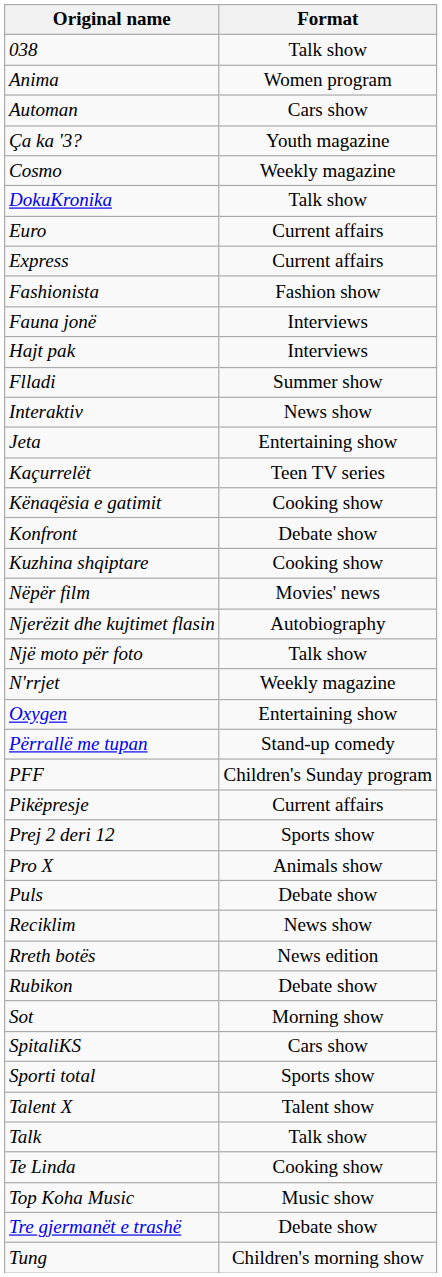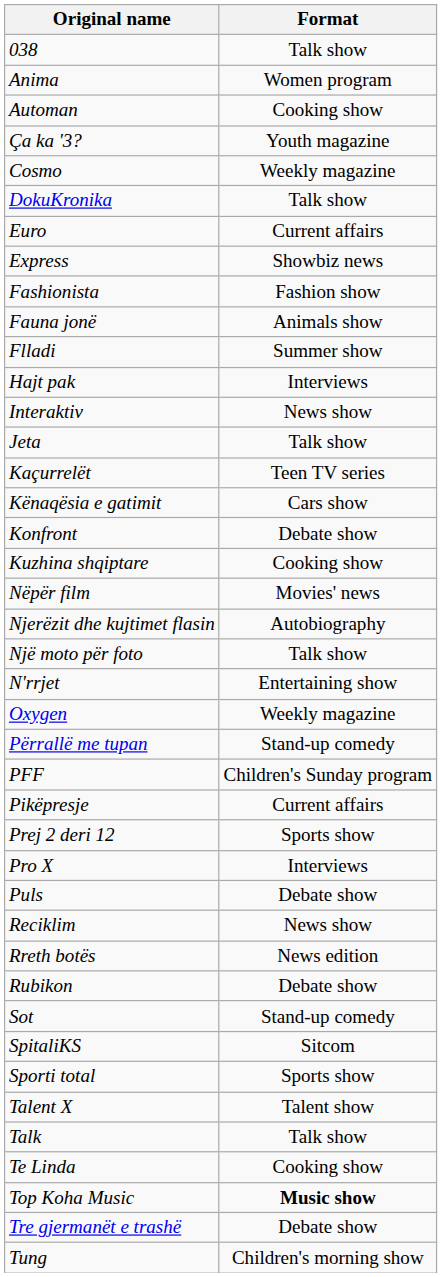(328, 110) Cars show -> (328, 110) Cooking show
(328, 261) Current affairs -> (328, 261) Showbiz news
(328, 321) Interviews -> (328, 321) Animals show
rows swapped: (32, 381) <-> (42, 351)
(328, 442) Entertaining show -> (328, 442) Talk show
(328, 502) Cooking show -> (328, 502) Cars show
(328, 683) Weekly magazine -> (328, 683) Entertaining show
(328, 714) Entertaining show -> (328, 714) Weekly magazine
(328, 865) Animals show -> (328, 865) Interviews
(328, 1016) Morning show -> (328, 1016) Stand-up comedy
(328, 1046) Cars show -> (328, 1046) Sitcom
(328, 1197) normal -> (328, 1197) bold
